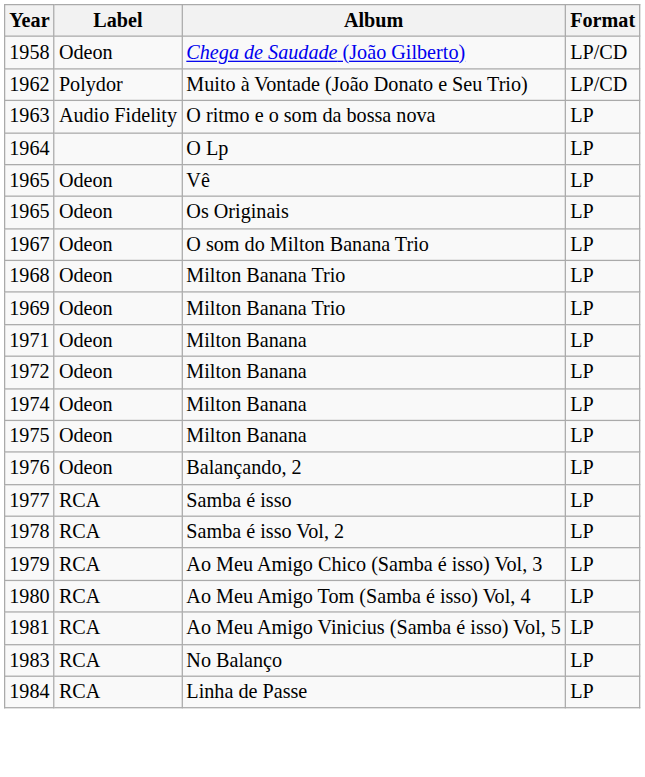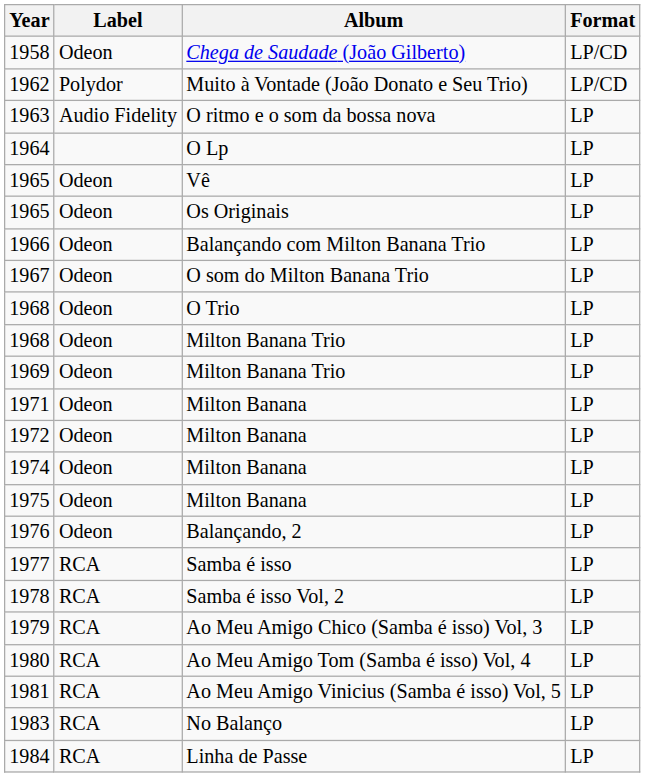+ row: (29, 244)
+ row: (29, 308)
